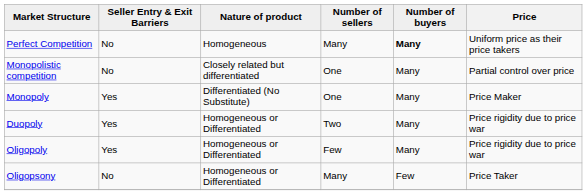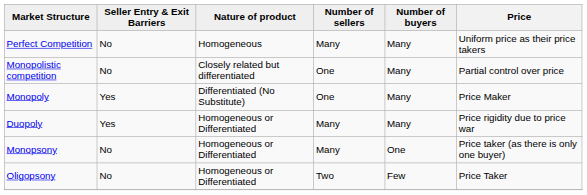(408, 44) bold -> (399, 44) normal
(332, 123) Two -> (328, 123) Many
- row: (27, 150)
+ row: (32, 150)
(335, 176) Many -> (325, 176) Two
